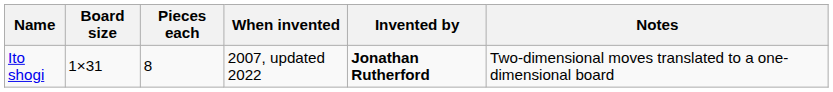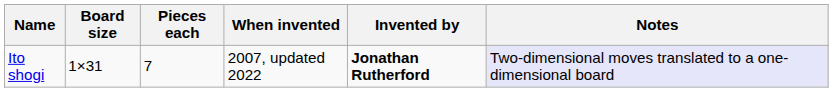(148, 66) 8 -> (148, 66) 7
(639, 66) no background -> (639, 66) lavender background
